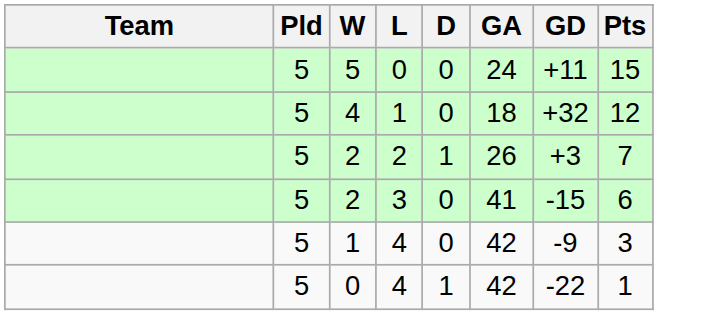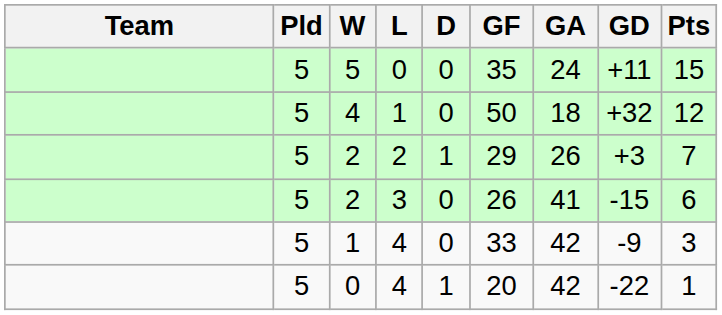+ column: (502, 26)
